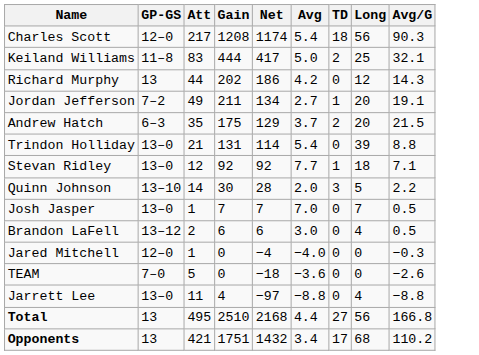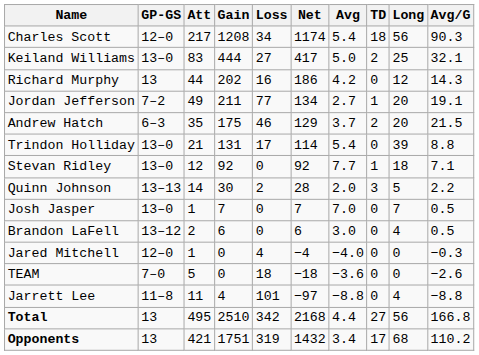+ column: (272, 15)
(157, 59) 11–8 -> (157, 59) 13–0
(161, 188) 13–10 -> (161, 188) 13–13
(157, 296) 13–0 -> (157, 296) 11–8
